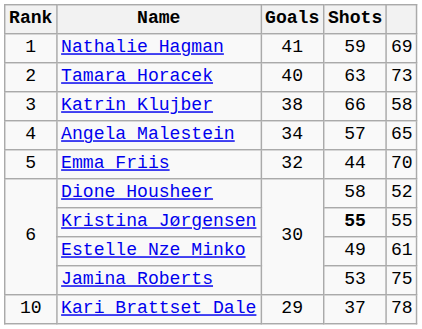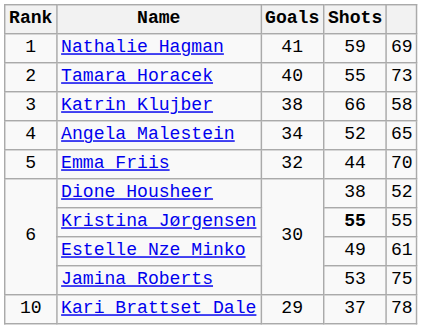(355, 78) 63 -> (355, 78) 55
(355, 135) 57 -> (355, 135) 52
(355, 193) 58 -> (355, 193) 38
